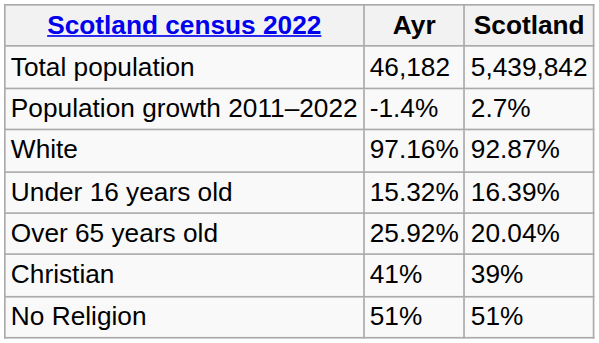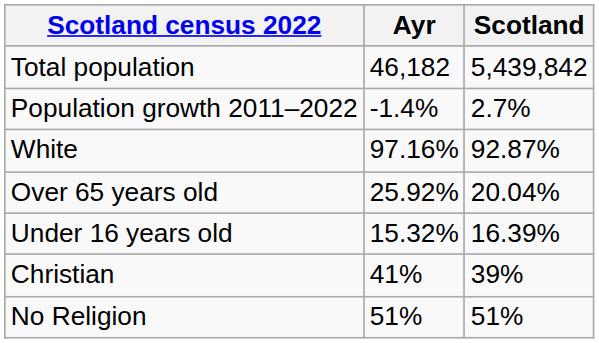rows swapped: (122, 191) <-> (114, 233)
